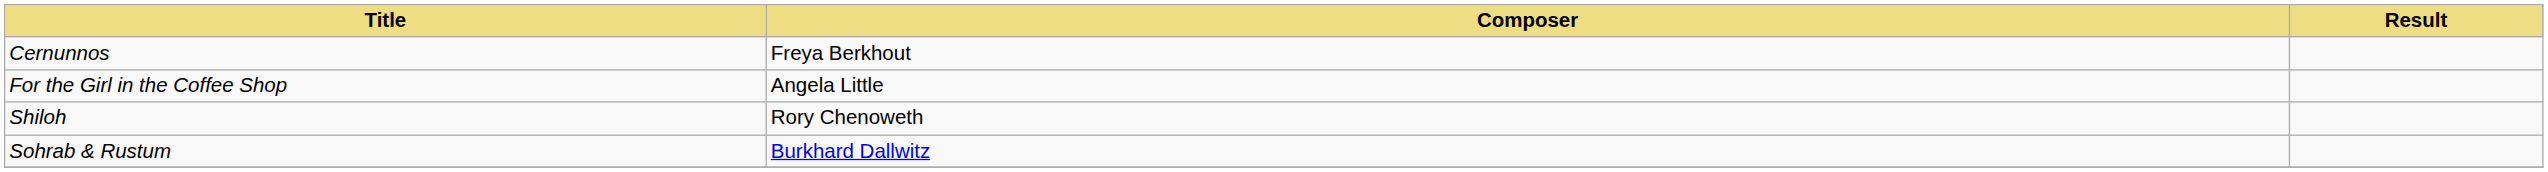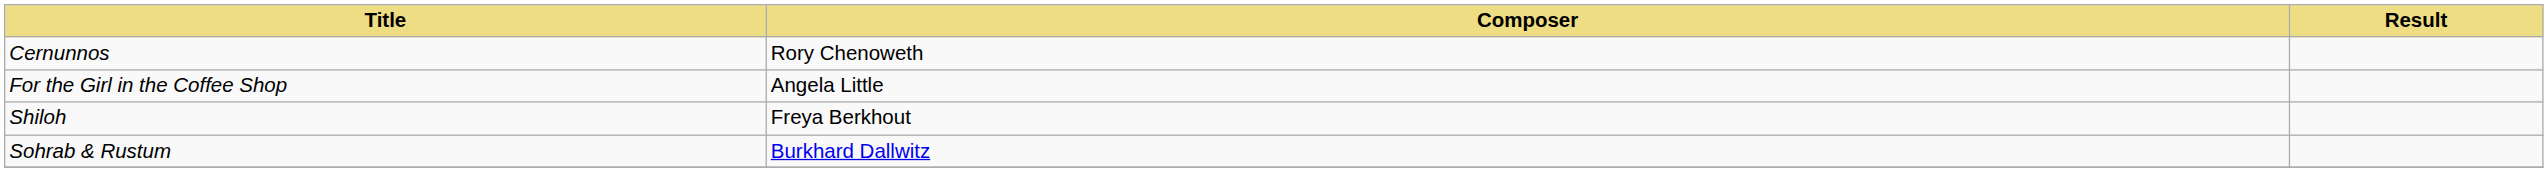(841, 53) Freya Berkhout -> (847, 53) Rory Chenoweth
(847, 118) Rory Chenoweth -> (841, 118) Freya Berkhout
